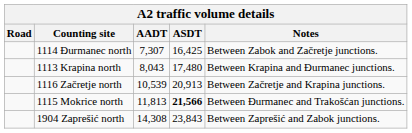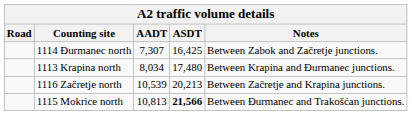(152, 67) 8,043 -> (152, 67) 8,034
(187, 84) 20,913 -> (187, 84) 20,213
(152, 102) 11,813 -> (152, 102) 10,813
- row: (80, 119)
